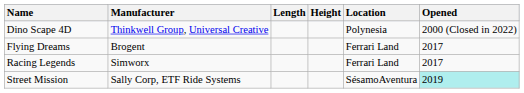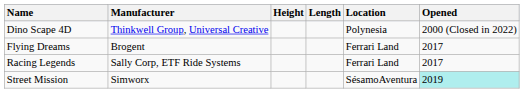columns swapped: (326, 12) <-> (289, 12)
(130, 63) Simworx -> (176, 63) Sally Corp, ETF Ride Systems
(176, 79) Sally Corp, ETF Ride Systems -> (130, 79) Simworx
